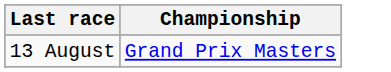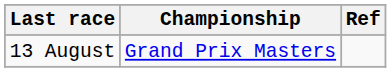+ column: (363, 20)
